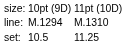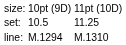rows swapped: (12, 37) <-> (13, 23)
